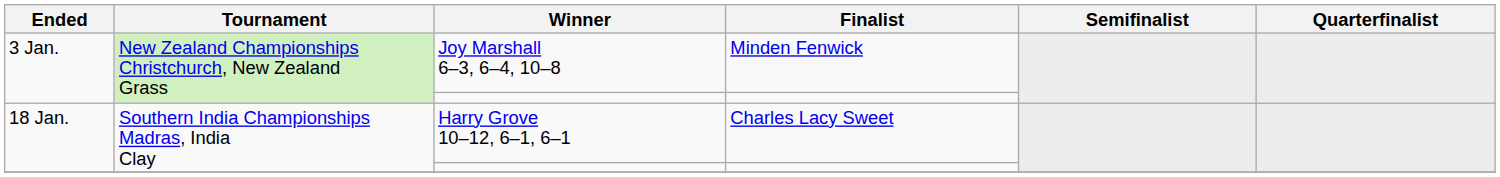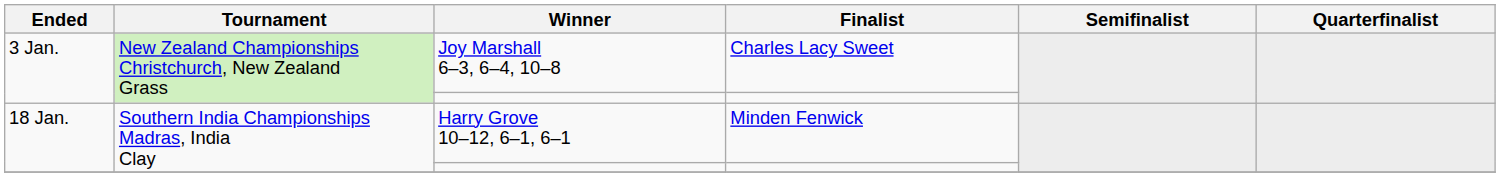(797, 48) Minden Fenwick -> (812, 48) Charles Lacy Sweet
(812, 117) Charles Lacy Sweet -> (797, 117) Minden Fenwick
